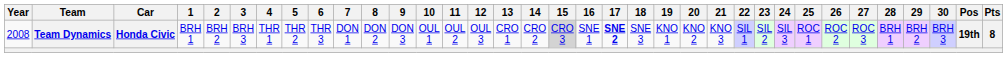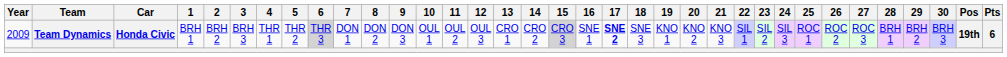(18, 34) 2008 -> (18, 34) 2009
(321, 34) no background -> (321, 34) lightgrey background
(992, 34) 8 -> (992, 34) 6
